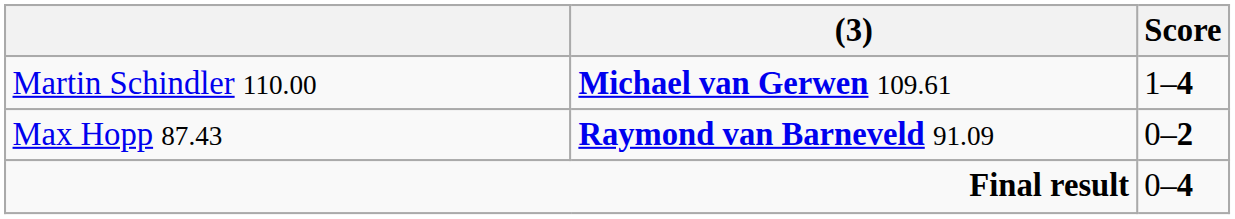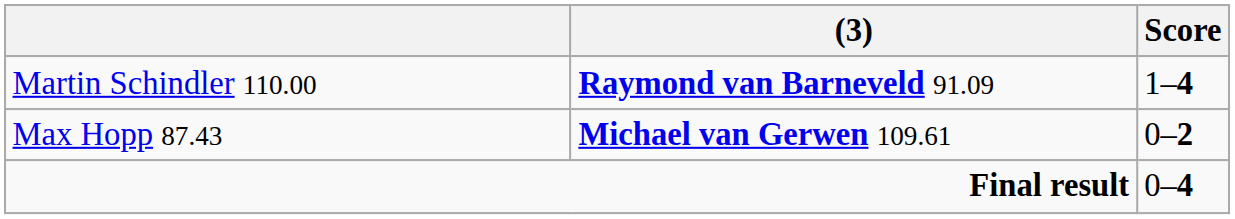(765, 82) Michael van Gerwen 109.61 -> (786, 82) Raymond van Barneveld 91.09
(786, 133) Raymond van Barneveld 91.09 -> (765, 133) Michael van Gerwen 109.61
